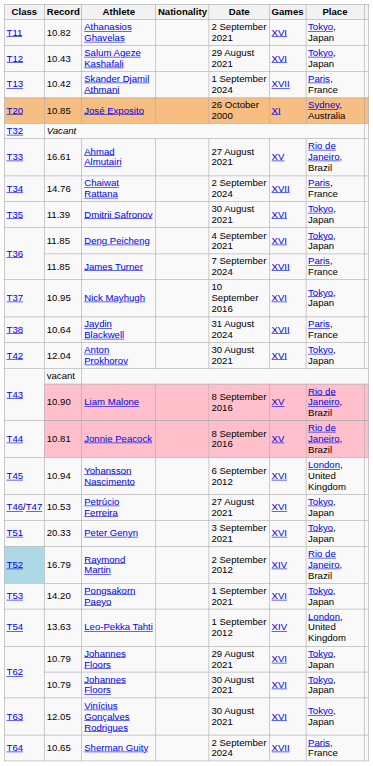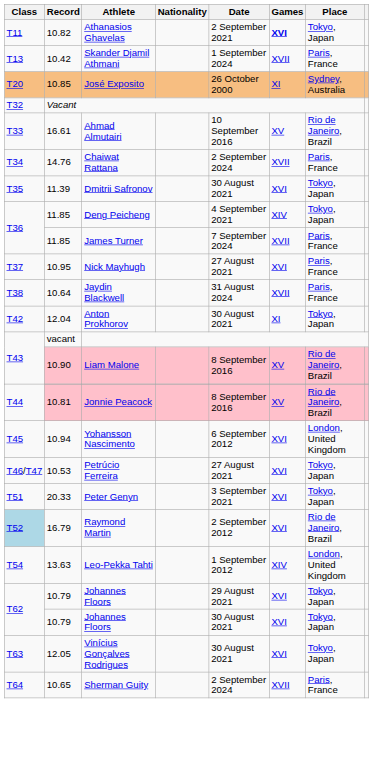(279, 32) normal -> (279, 32) bold
- row: (59, 58)
(233, 157) 27 August 2021 -> (235, 131) 10 September 2016
(279, 240) XVI -> (279, 214) XIV
(235, 298) 10 September 2016 -> (233, 266) 27 August 2021
(322, 298) Tokyo, Japan -> (323, 266) Paris, France
(279, 355) XVI -> (276, 319) XI
(279, 565) XIV -> (279, 528) XVI
- row: (59, 596)
